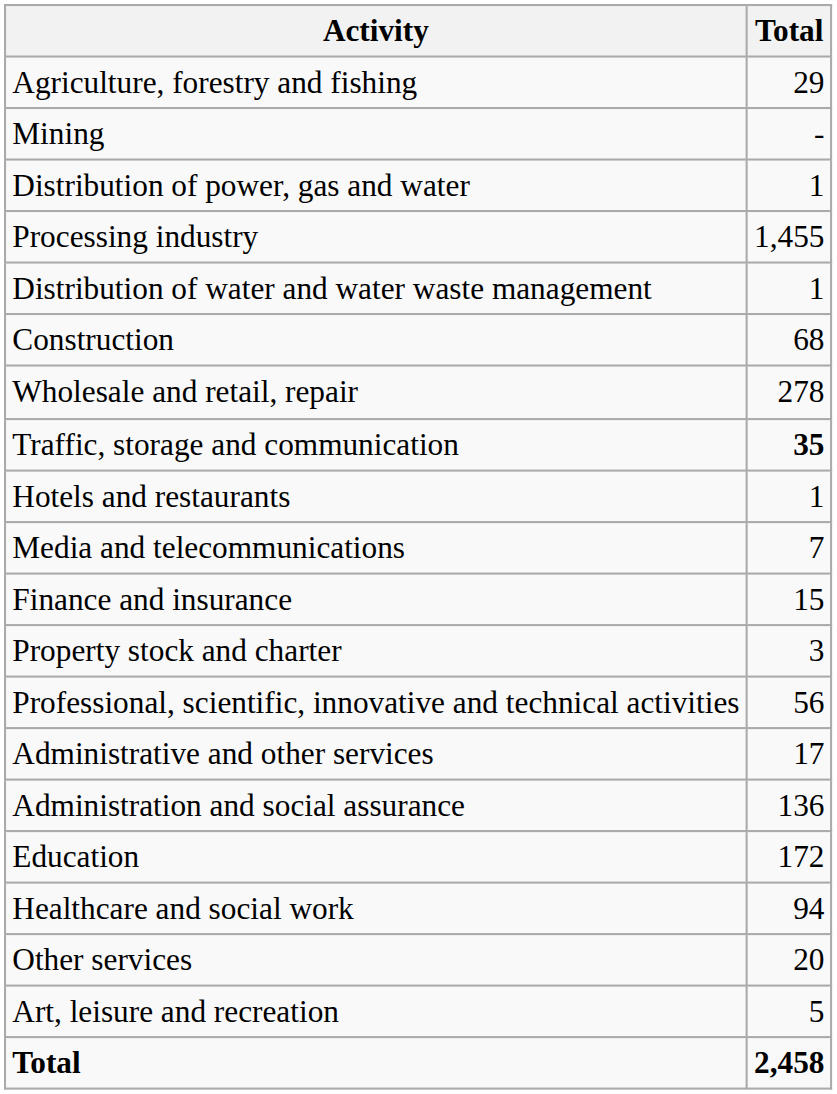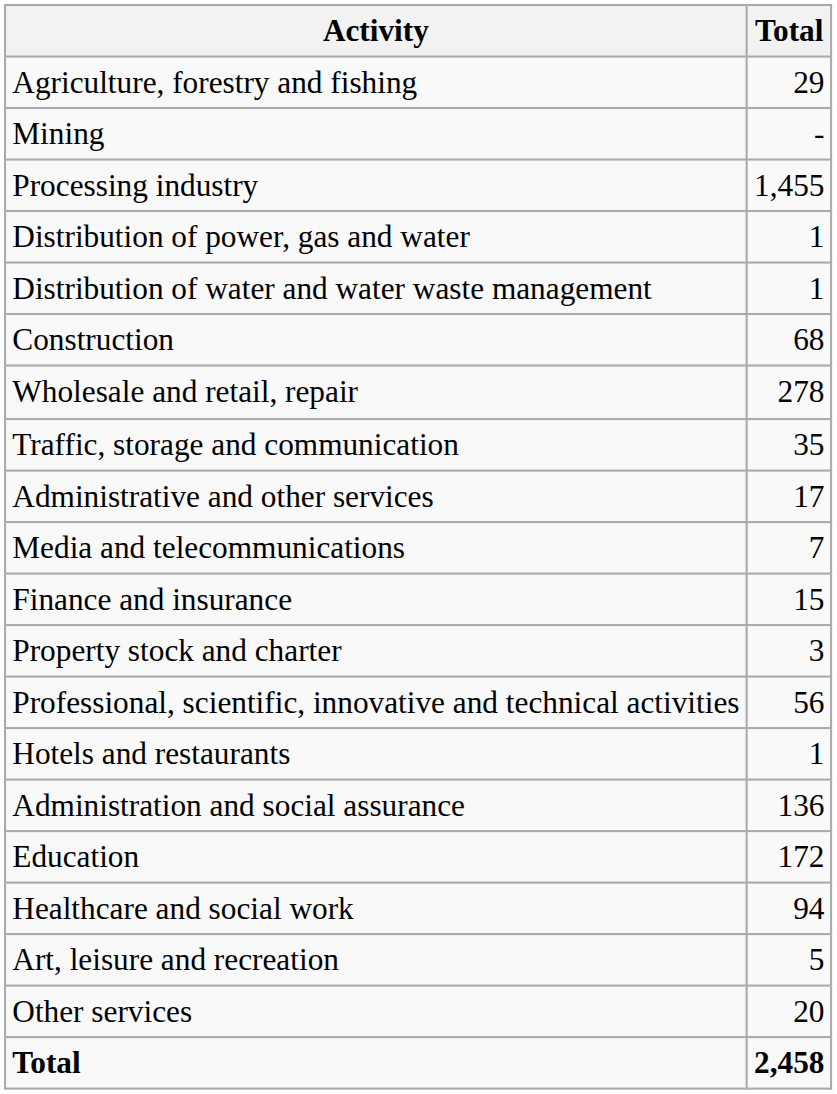rows swapped: (135, 237) <-> (241, 185)
(809, 443) bold -> (809, 443) normal
rows swapped: (151, 495) <-> (223, 753)
rows swapped: (176, 1011) <-> (102, 959)
